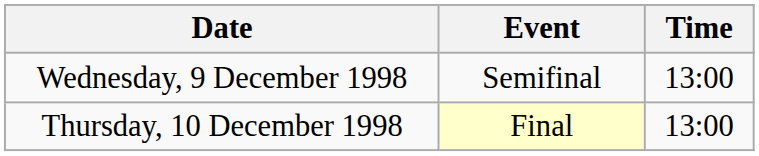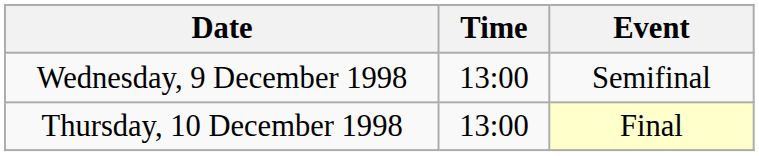columns swapped: (699, 28) <-> (542, 28)
